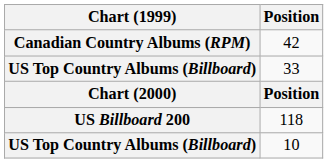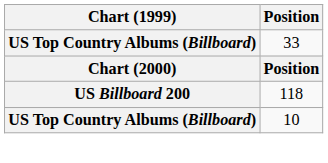- row: (291, 42)
